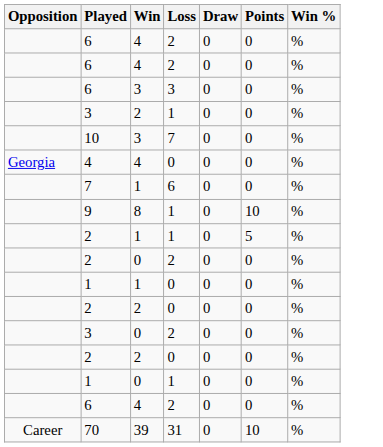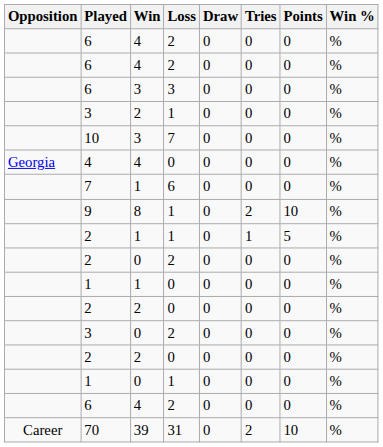+ column: (261, 16)
